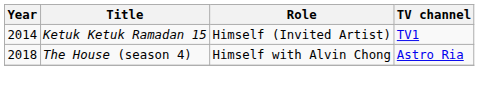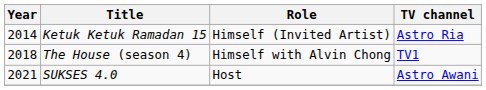(408, 35) TV1 -> (430, 35) Astro Ria
(430, 55) Astro Ria -> (408, 55) TV1
+ row: (80, 75)
